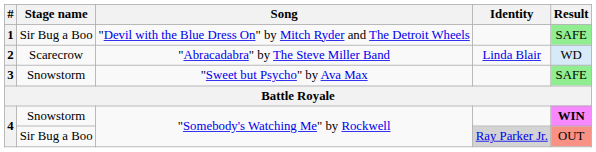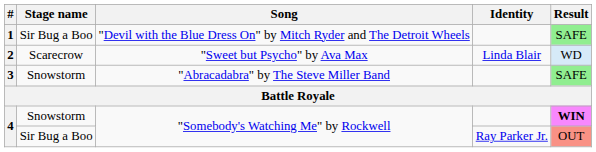(284, 55) "Abracadabra" by The Steve Miller Band -> (284, 55) "Sweet but Psycho" by Ava Max
(284, 75) "Sweet but Psycho" by Ava Max -> (284, 75) "Abracadabra" by The Steve Miller Band
(512, 136) lightgrey background -> (512, 136) no background
